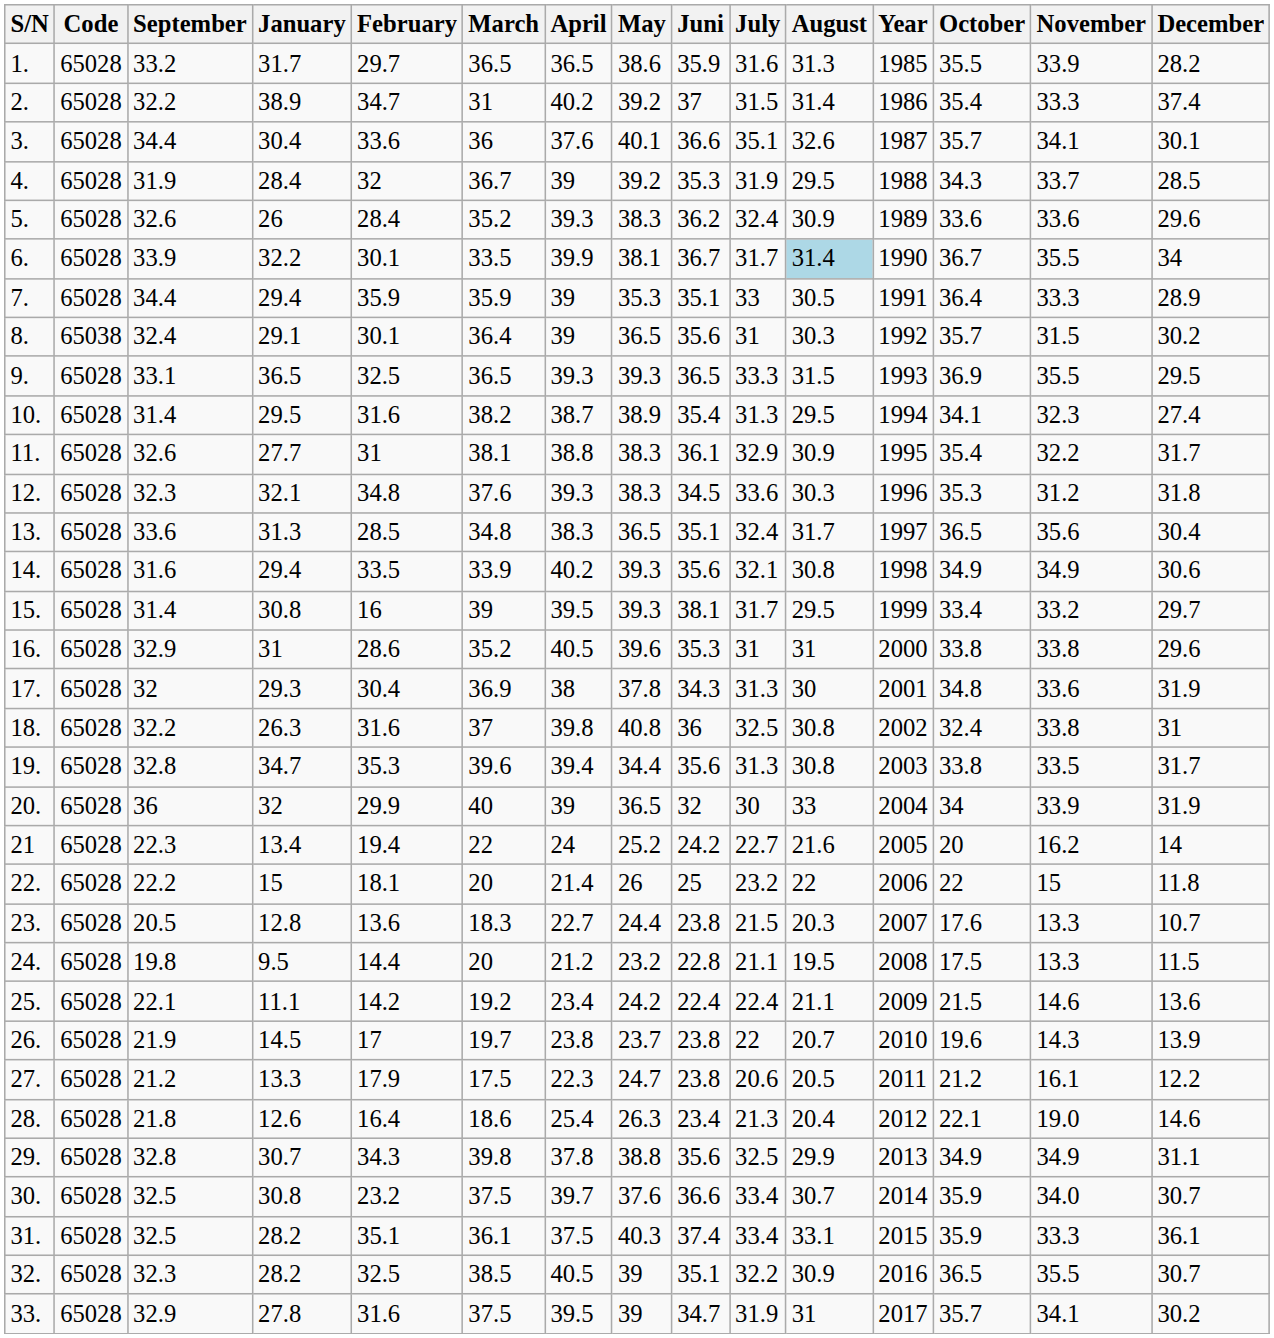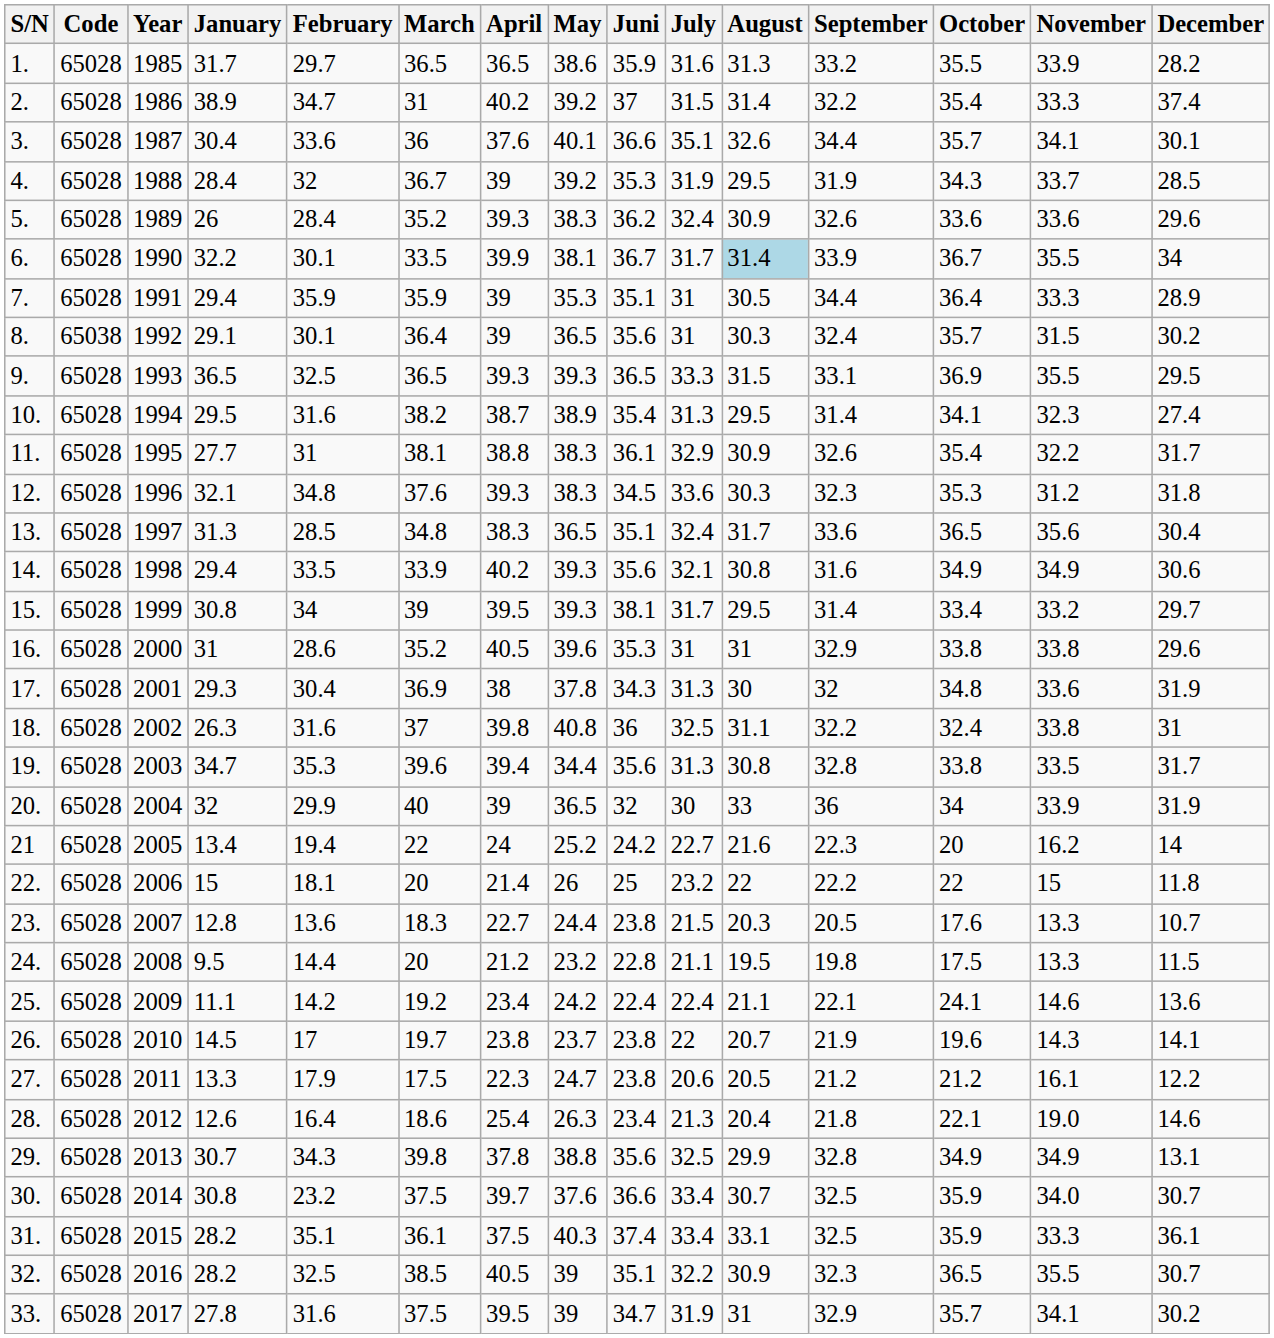columns swapped: (903, 24) <-> (190, 24)
(747, 297) 33 -> (683, 297) 31
(369, 610) 16 -> (305, 610) 34
(813, 727) 30.8 -> (749, 727) 31.1
(961, 1000) 21.5 -> (961, 1000) 24.1
(1179, 1040) 13.9 -> (1179, 1040) 14.1
(1179, 1157) 31.1 -> (1179, 1157) 13.1
